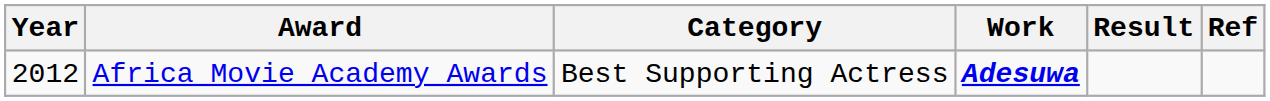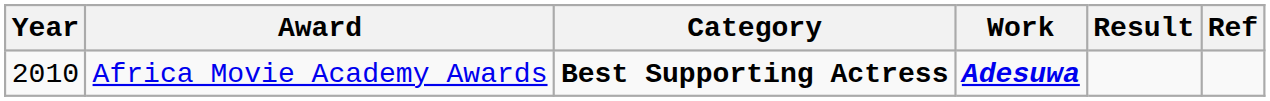(45, 74) 2012 -> (45, 74) 2010
(755, 74) normal -> (755, 74) bold
